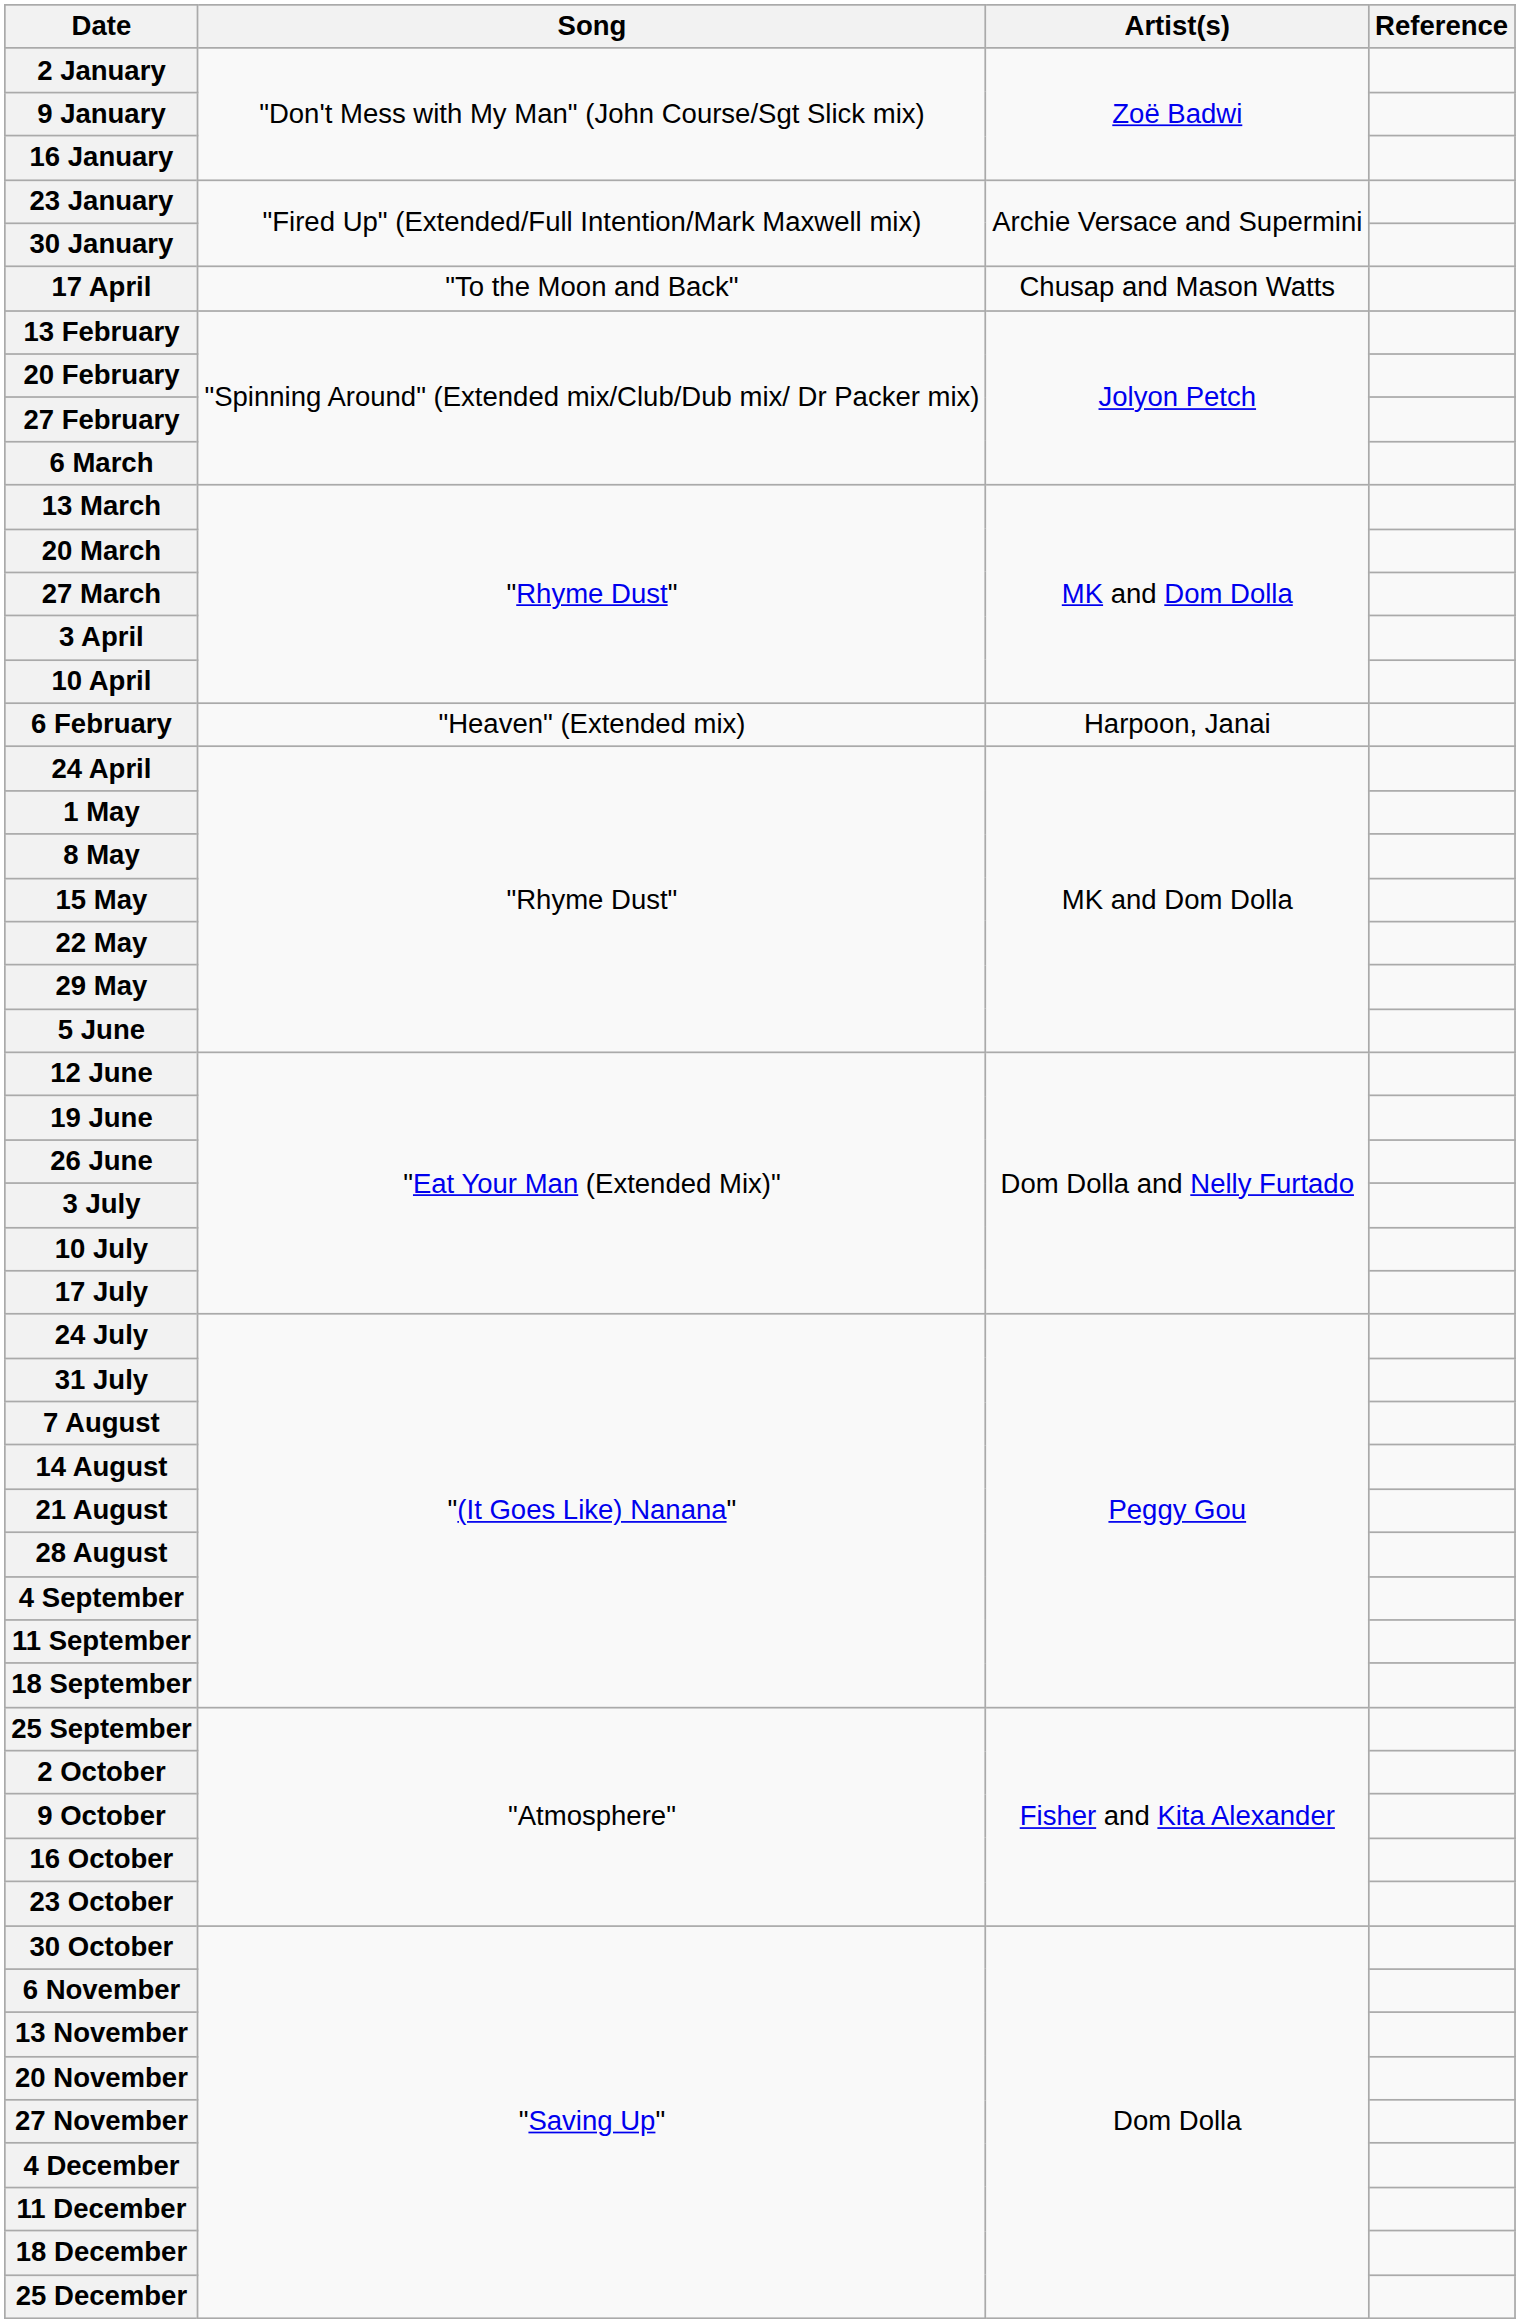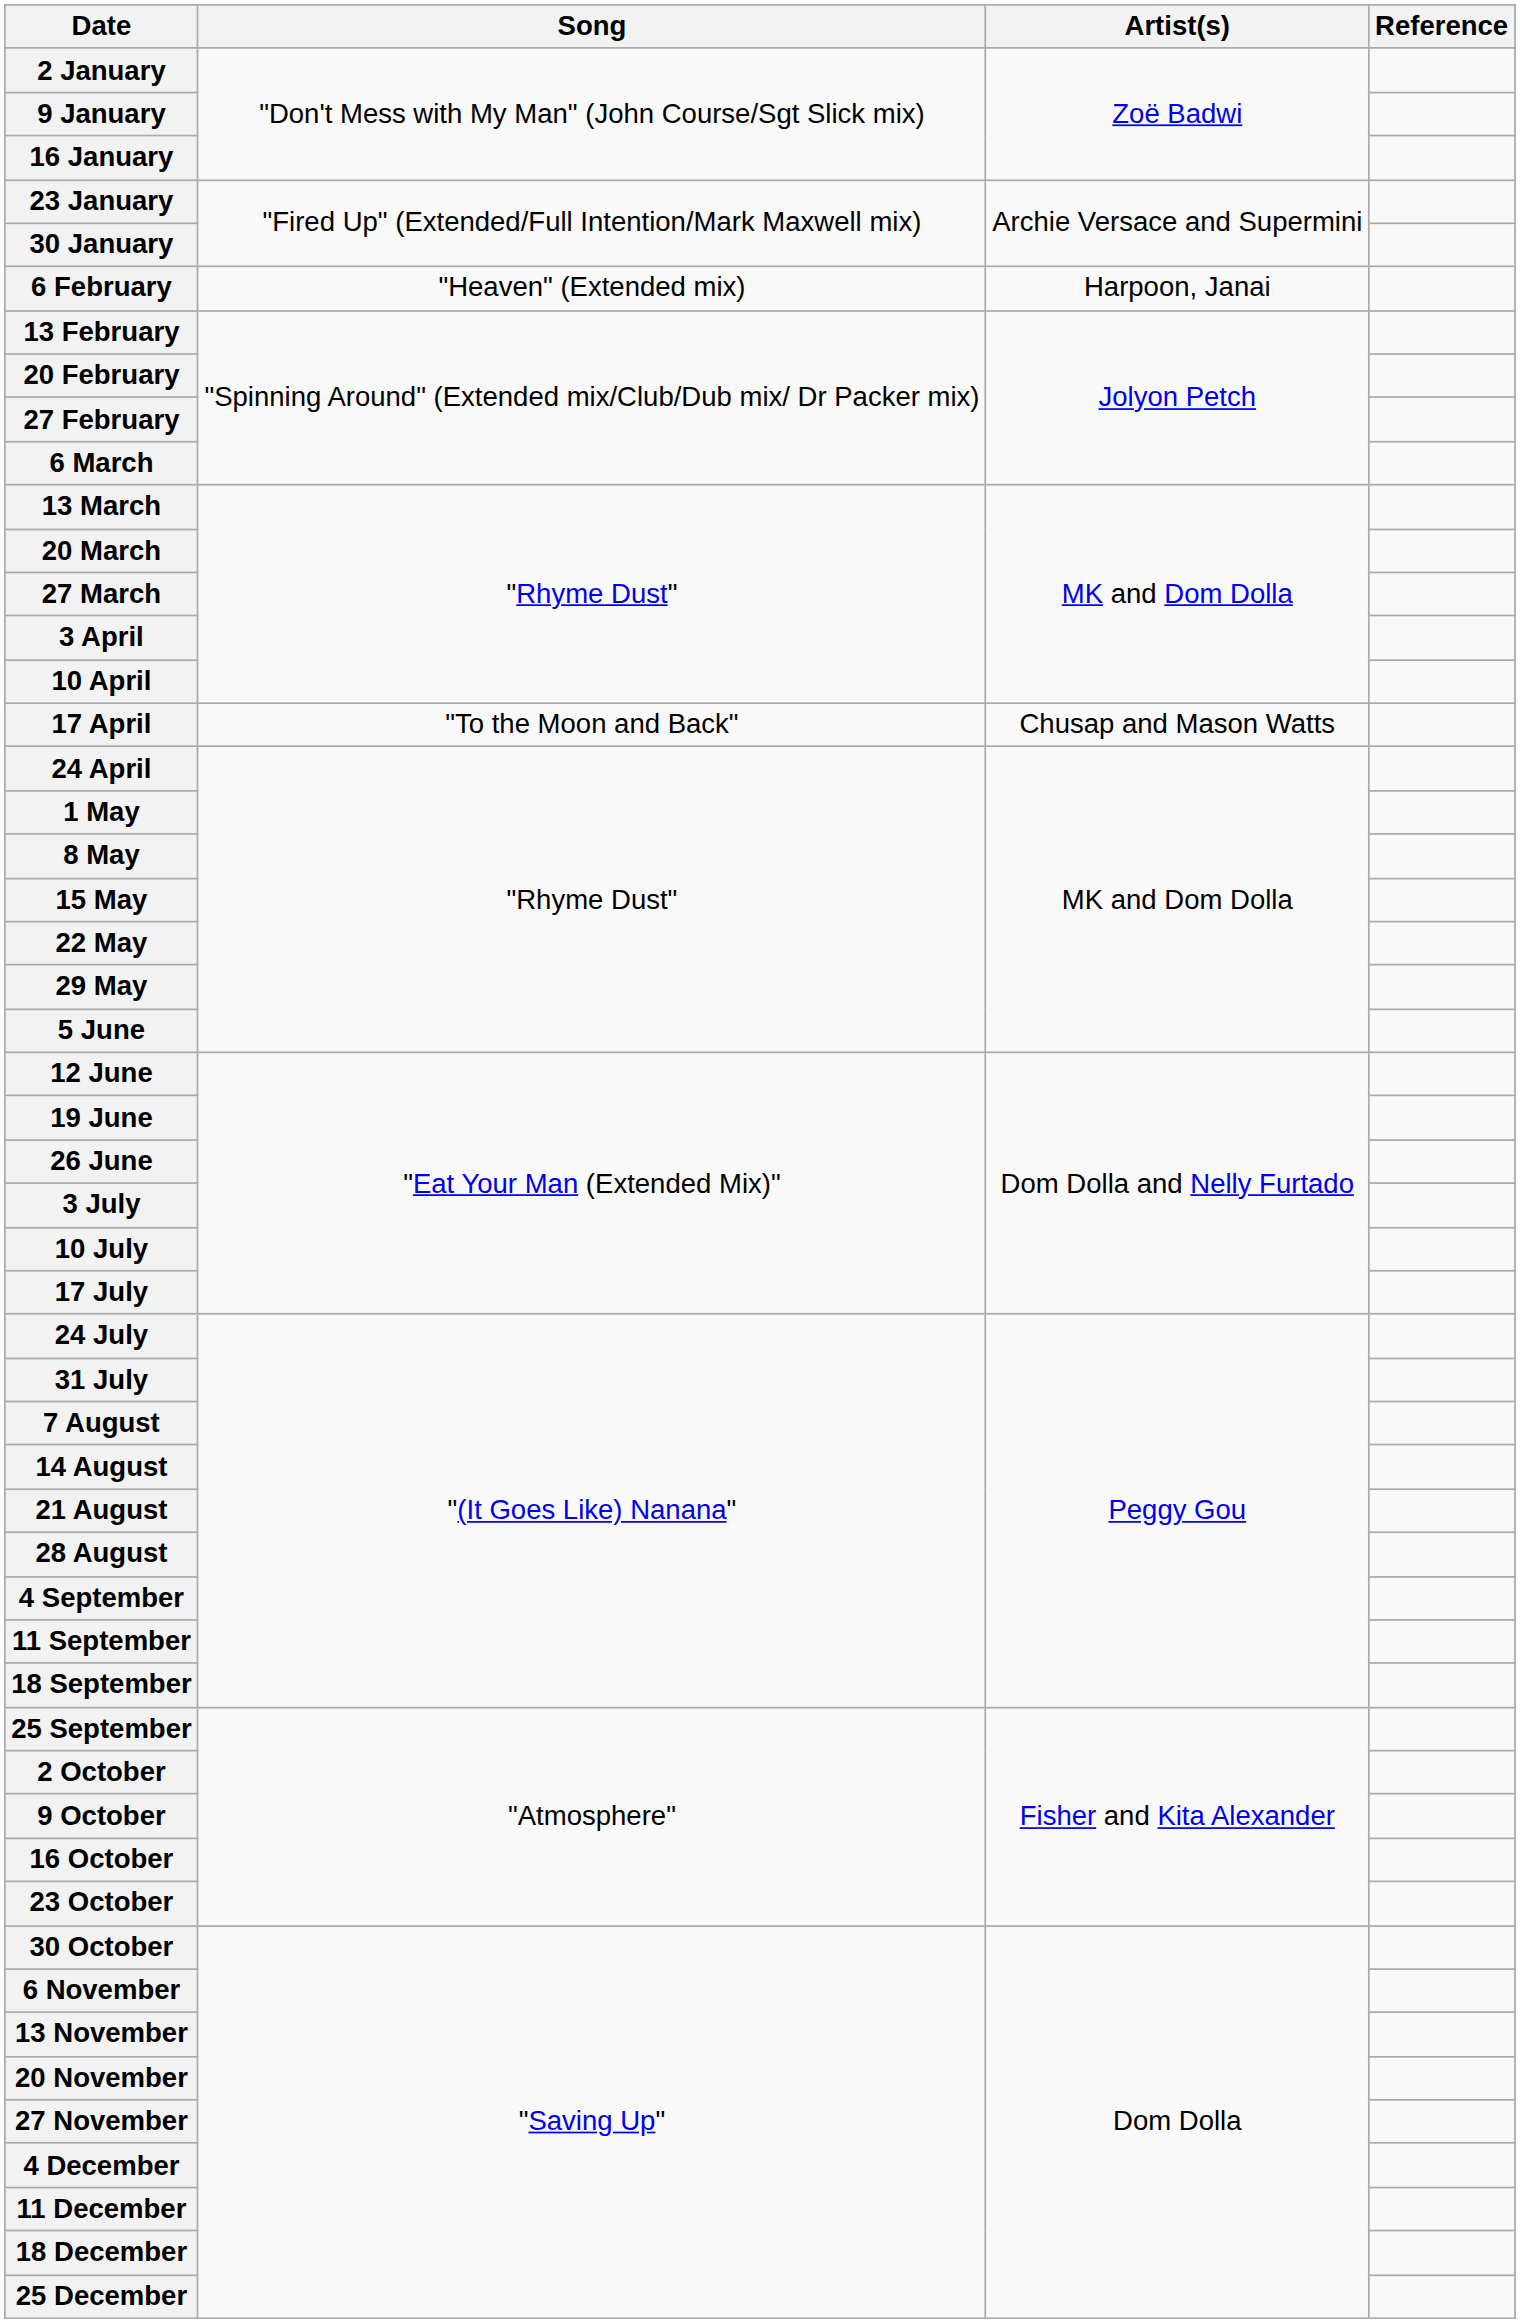rows swapped: (101, 724) <-> (101, 288)
